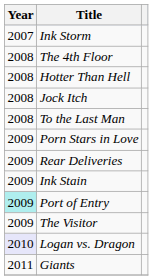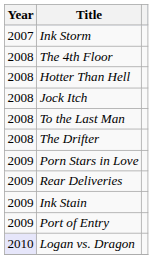+ row: (69, 139)
(21, 202) paleturquoise background -> (21, 222) no background
- row: (69, 222)
- row: (57, 264)
